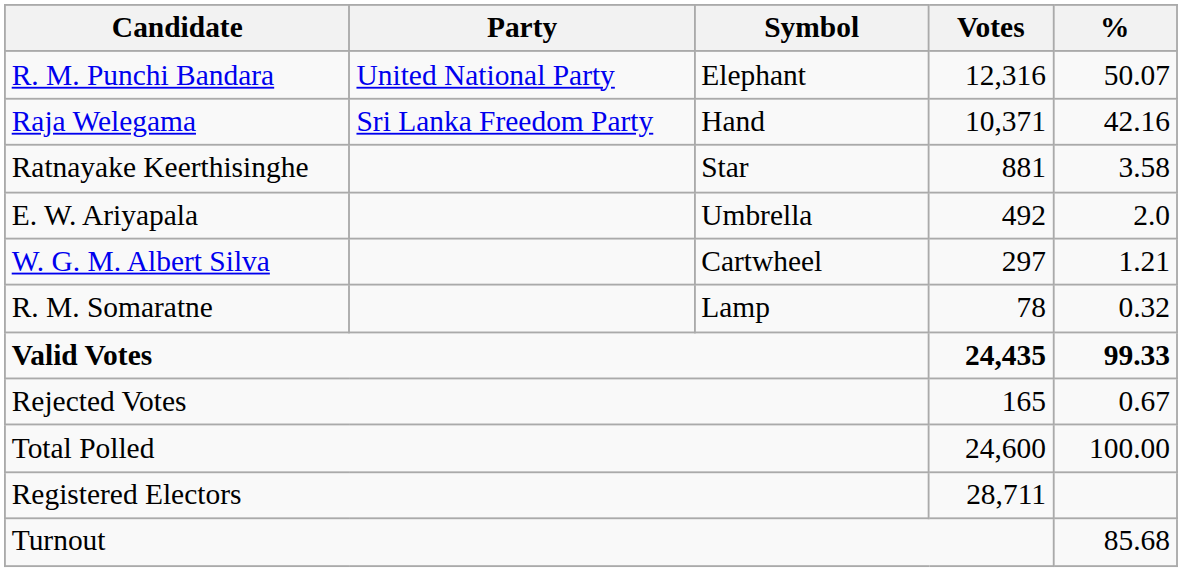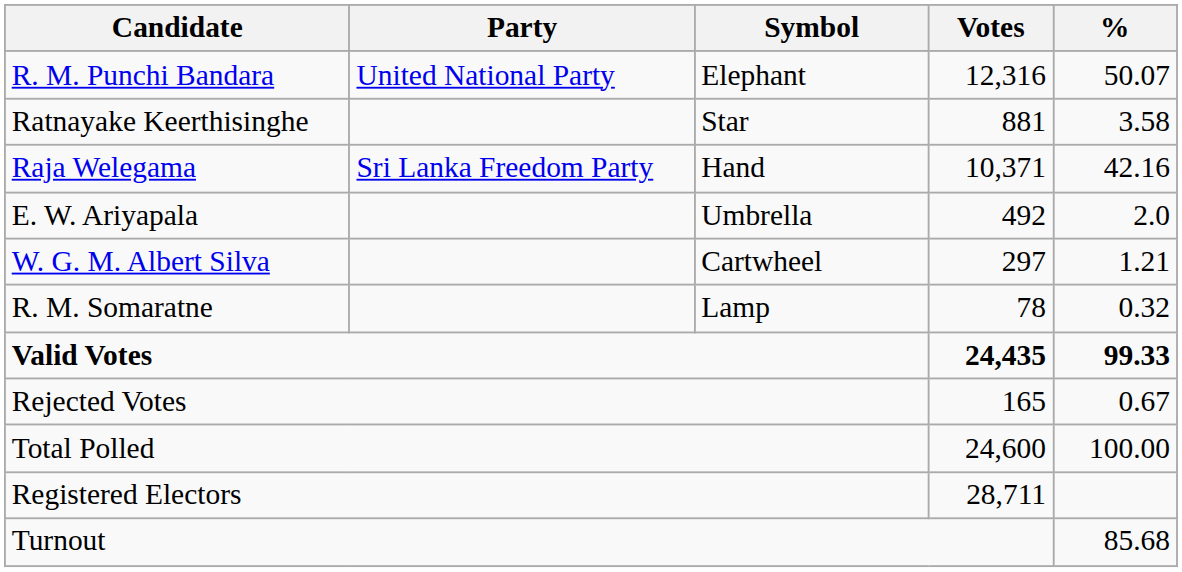rows swapped: (104, 121) <-> (160, 167)
